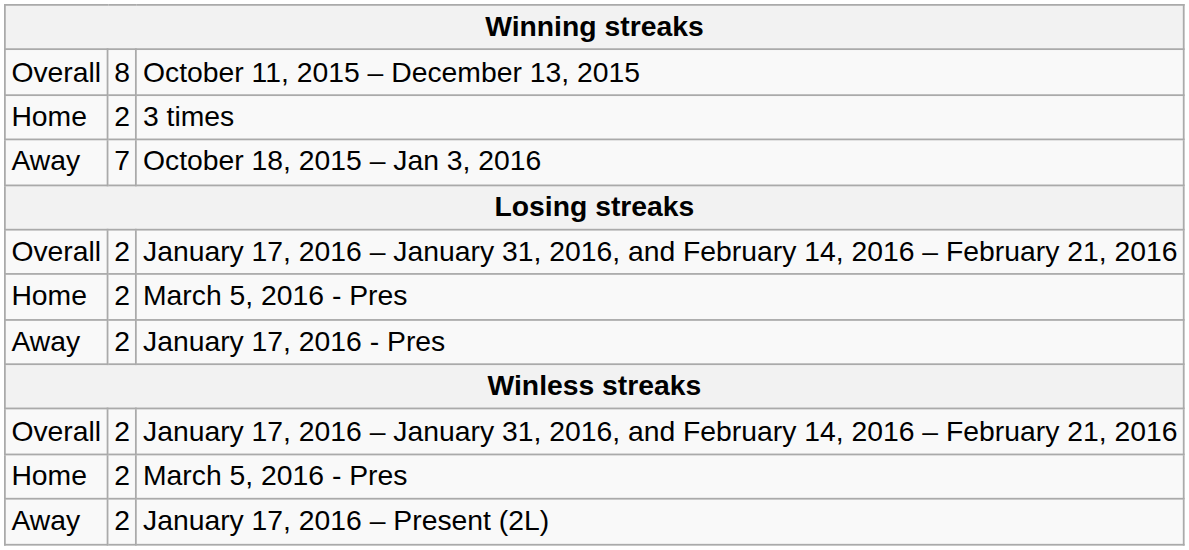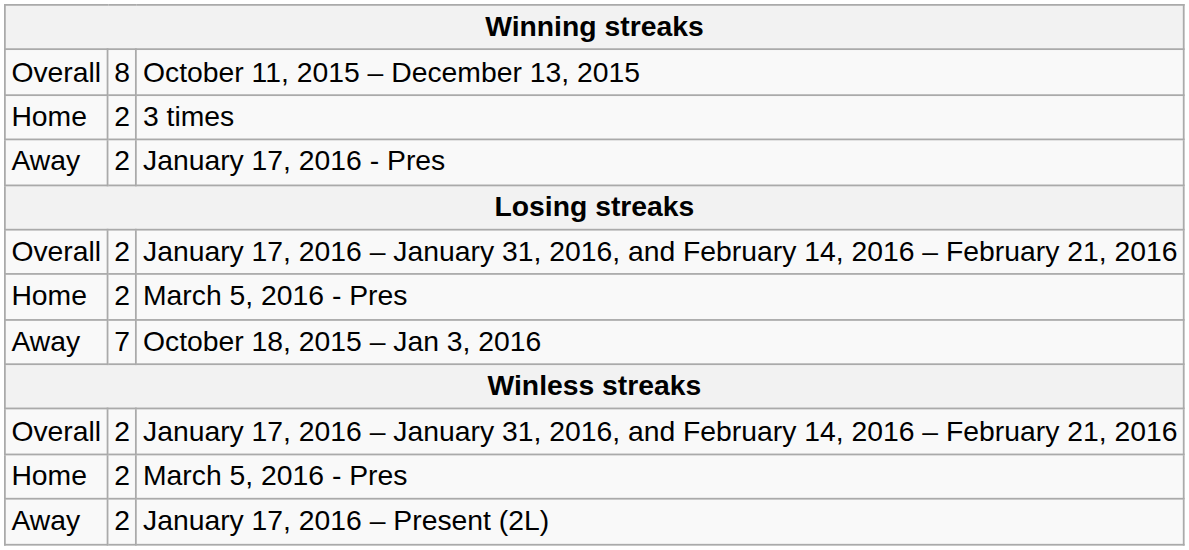rows swapped: (46, 161) <-> (46, 341)
